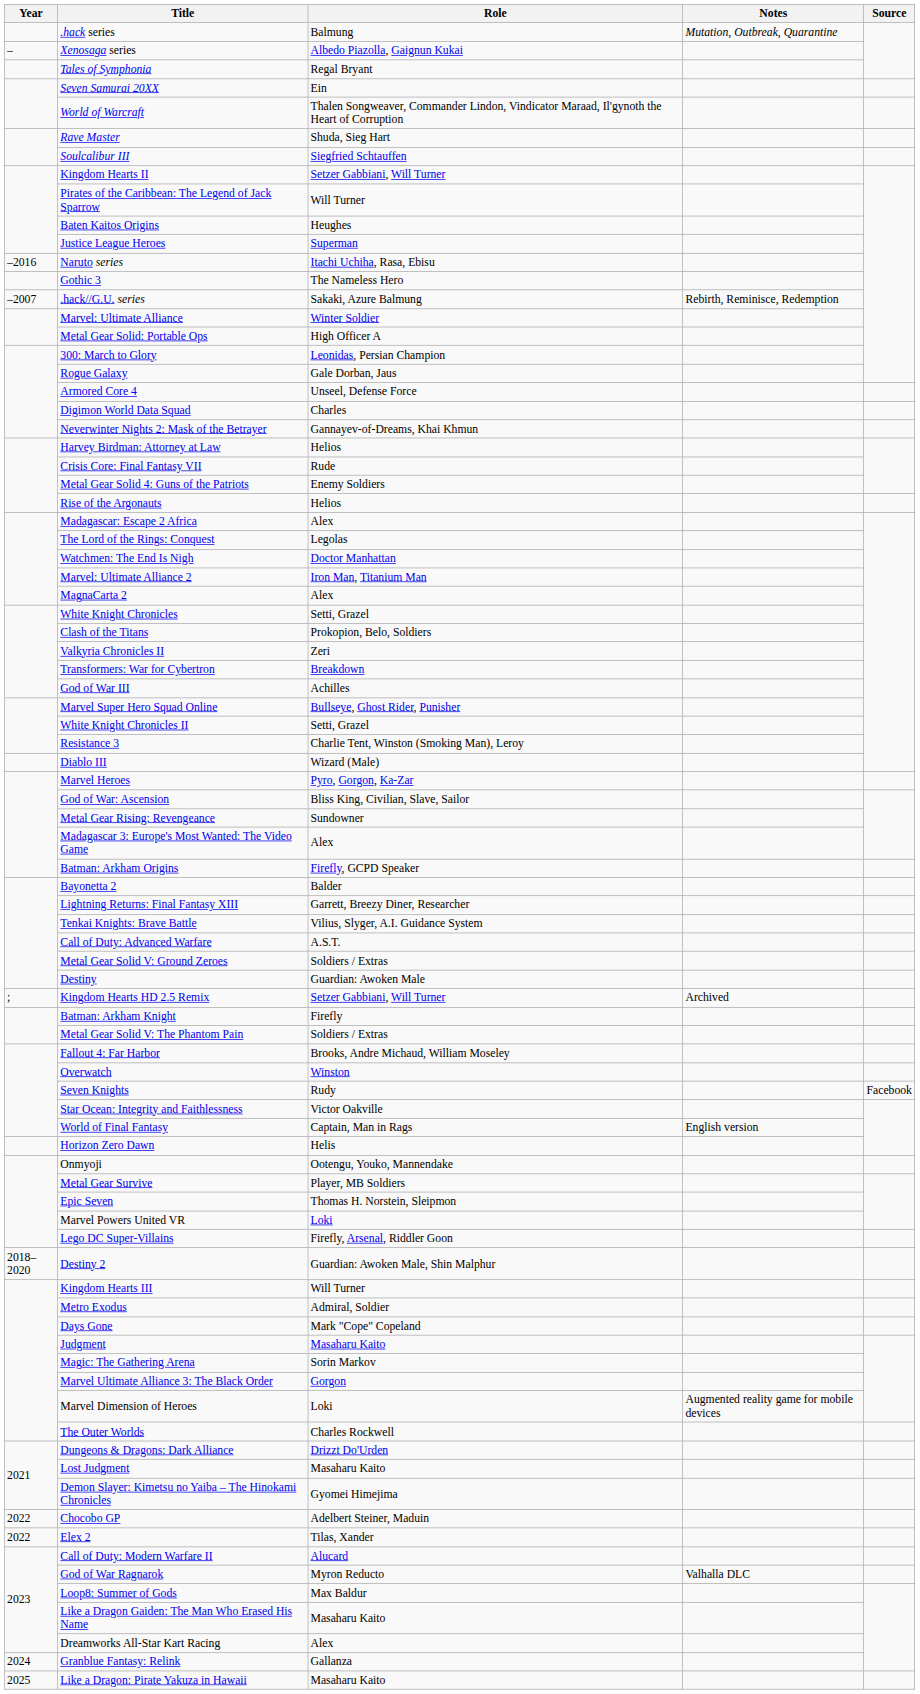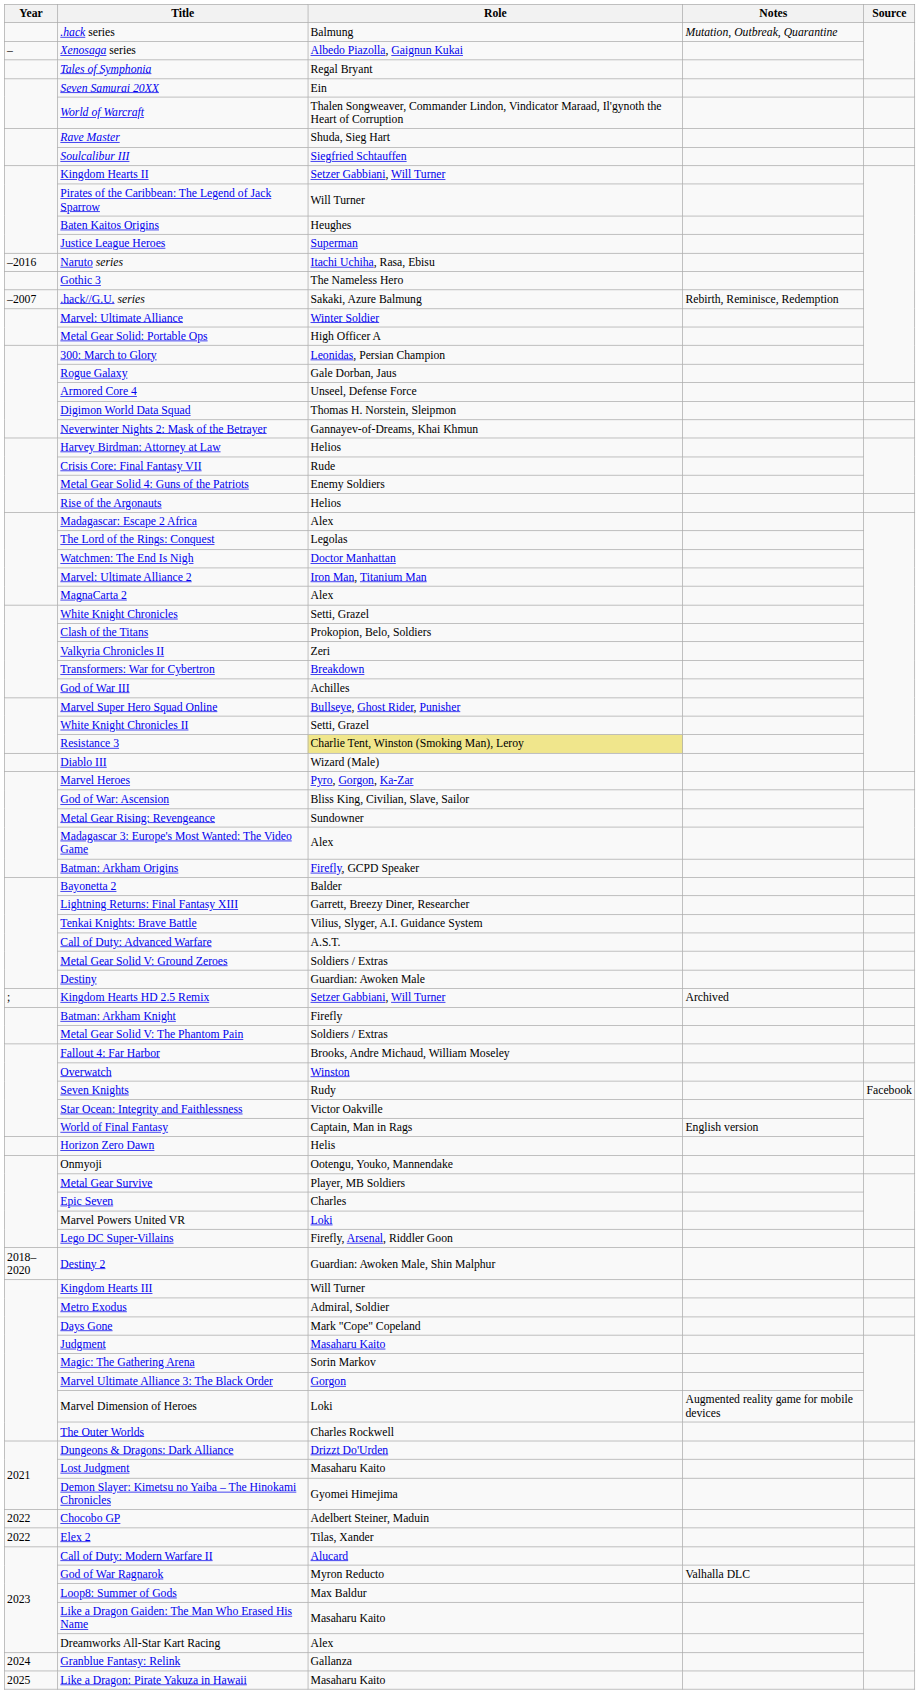(328, 410) Charles -> (383, 410) Thomas H. Norstein, Sleipmon
(417, 743) no background -> (417, 743) khaki background
(383, 1201) Thomas H. Norstein, Sleipmon -> (328, 1201) Charles
